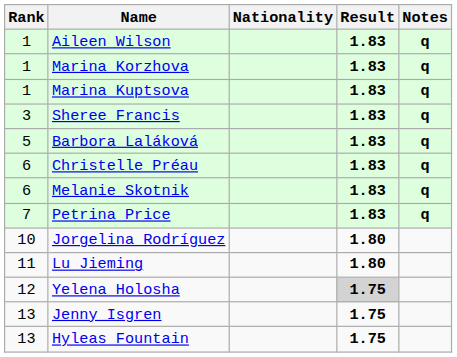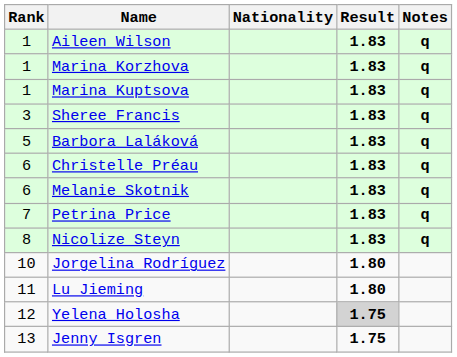+ row: (116, 240)
- row: (120, 339)
